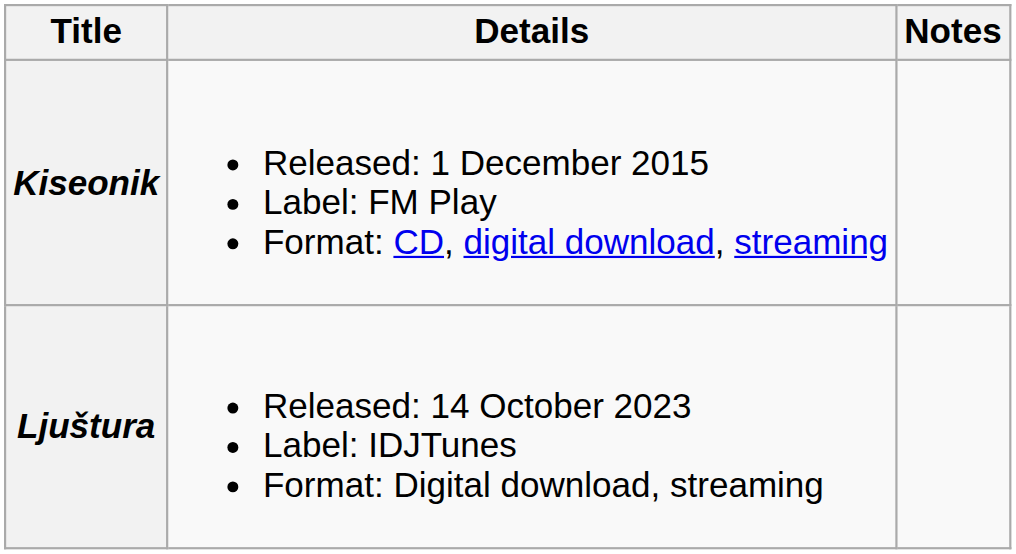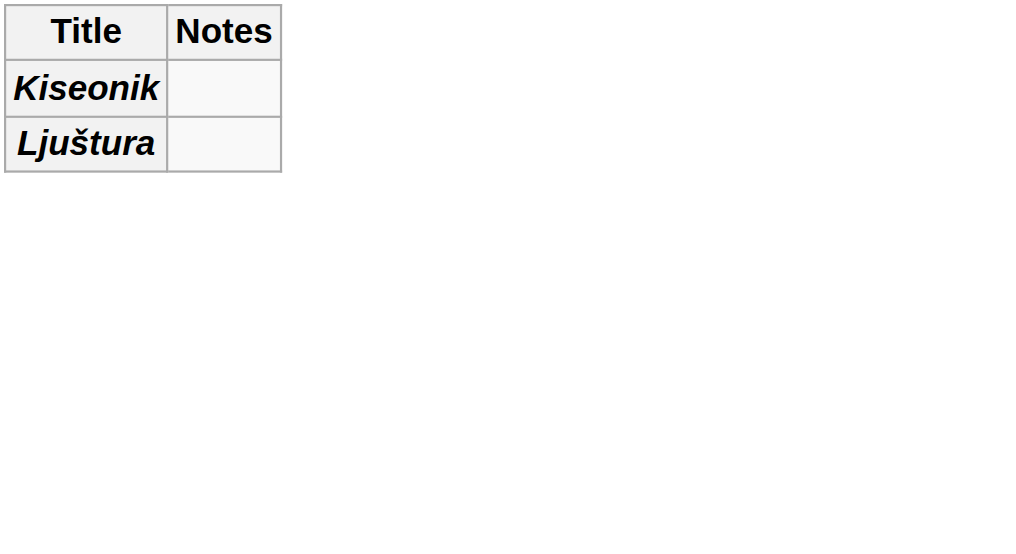- column: (532, 32)
